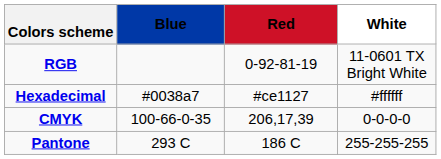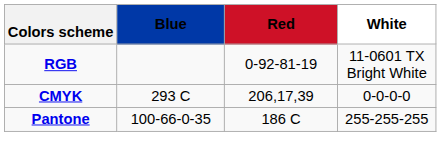- row: (61, 95)
(171, 119) 100-66-0-35 -> (171, 95) 293 C
(171, 142) 293 C -> (171, 119) 100-66-0-35
